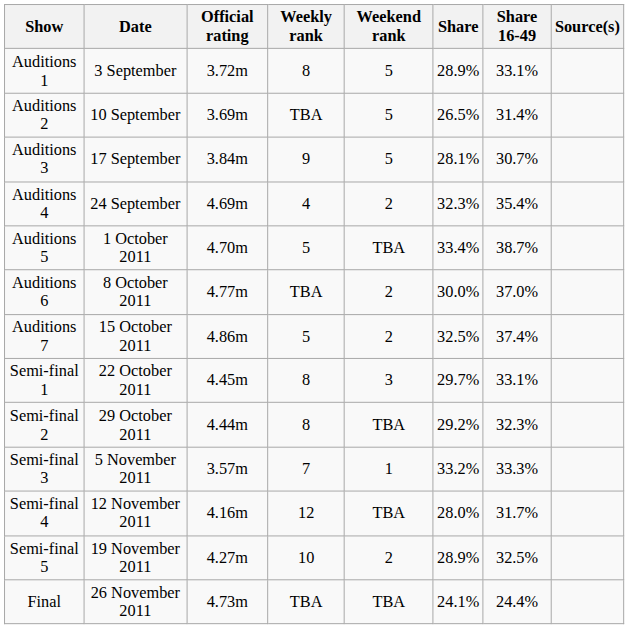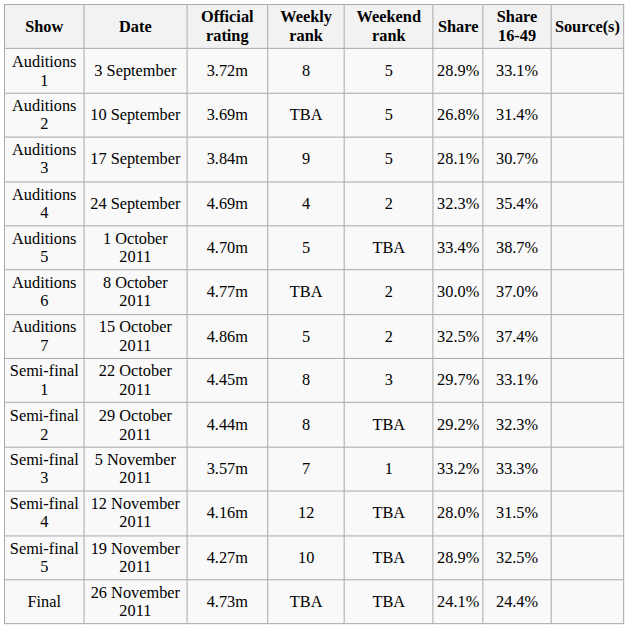(458, 115) 26.5% -> (458, 115) 26.8%
(517, 513) 31.7% -> (517, 513) 31.5%
(389, 557) 2 -> (389, 557) TBA
